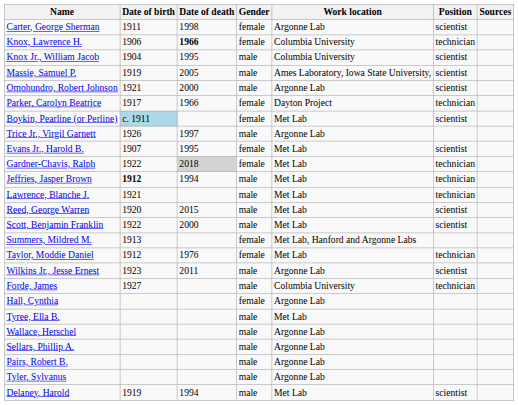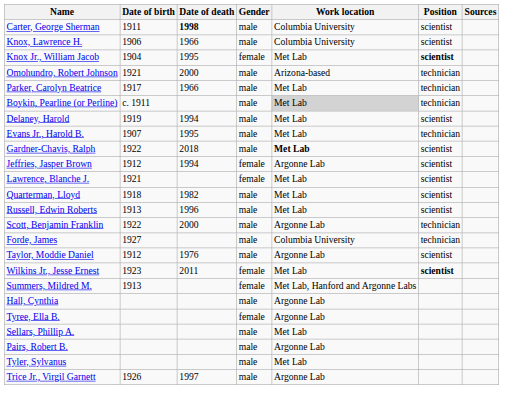(189, 27) normal -> (189, 27) bold
(252, 27) female -> (248, 27) male
(299, 27) Argonne Lab -> (314, 27) Columbia University
(189, 42) bold -> (189, 42) normal
(252, 42) female -> (248, 42) male
(455, 42) technician -> (436, 42) scientist
(248, 57) male -> (252, 57) female
(314, 57) Columbia University -> (290, 57) Met Lab
(451, 57) normal -> (437, 57) bold
- row: (41, 73)
(299, 88) Argonne Lab -> (302, 73) Arizona-based
(451, 88) scientist -> (440, 73) technician
(252, 103) female -> (248, 88) male
(303, 103) Dayton Project -> (290, 88) Met Lab
(136, 118) lightblue background -> (136, 103) no background
(252, 118) female -> (248, 103) male
(290, 118) no background -> (290, 103) lightgrey background
(451, 118) scientist -> (440, 103) technician
rows swapped: (38, 392) <-> (51, 133)
(252, 149) female -> (248, 133) male
(451, 149) scientist -> (440, 133) technician
(189, 164) lightgrey background -> (189, 149) no background
(252, 164) female -> (248, 149) male
(290, 164) normal -> (292, 149) bold
(455, 164) technician -> (436, 149) scientist
(132, 179) bold -> (132, 164) normal
(248, 179) male -> (252, 164) female
(290, 179) Met Lab -> (299, 164) Argonne Lab
(455, 179) technician -> (436, 164) scientist
(248, 194) male -> (252, 179) female
(455, 194) technician -> (436, 179) scientist
+ row: (43, 194)
- row: (48, 210)
+ row: (52, 210)
(290, 225) Met Lab -> (299, 225) Argonne Lab
(451, 225) scientist -> (440, 225) technician
rows swapped: (49, 240) <-> (32, 286)
(252, 255) female -> (248, 255) male
(290, 255) Met Lab -> (299, 255) Argonne Lab
(455, 255) technician -> (436, 255) scientist
(248, 270) male -> (252, 270) female
(299, 270) Argonne Lab -> (290, 270) Met Lab
(451, 270) normal -> (437, 270) bold
(252, 301) female -> (248, 301) male
(248, 316) male -> (252, 316) female
(290, 316) Met Lab -> (299, 316) Argonne Lab
- row: (41, 331)
(299, 347) Argonne Lab -> (290, 331) Met Lab
(299, 377) Argonne Lab -> (290, 362) Met Lab
